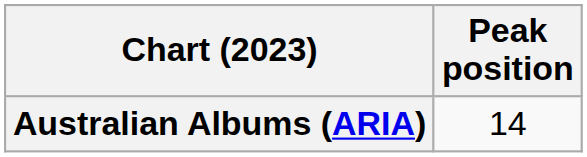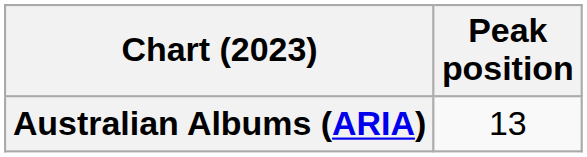(508, 123) 14 -> (508, 123) 13
